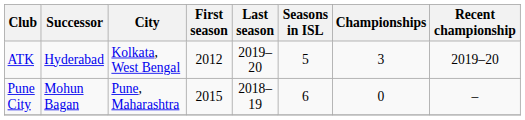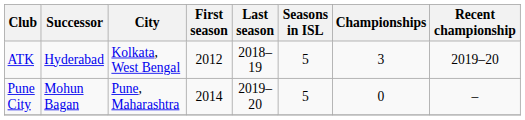(255, 59) 2019–20 -> (255, 59) 2018–19
(209, 96) 2015 -> (209, 96) 2014
(255, 96) 2018–19 -> (255, 96) 2019–20
(305, 96) 6 -> (305, 96) 5
